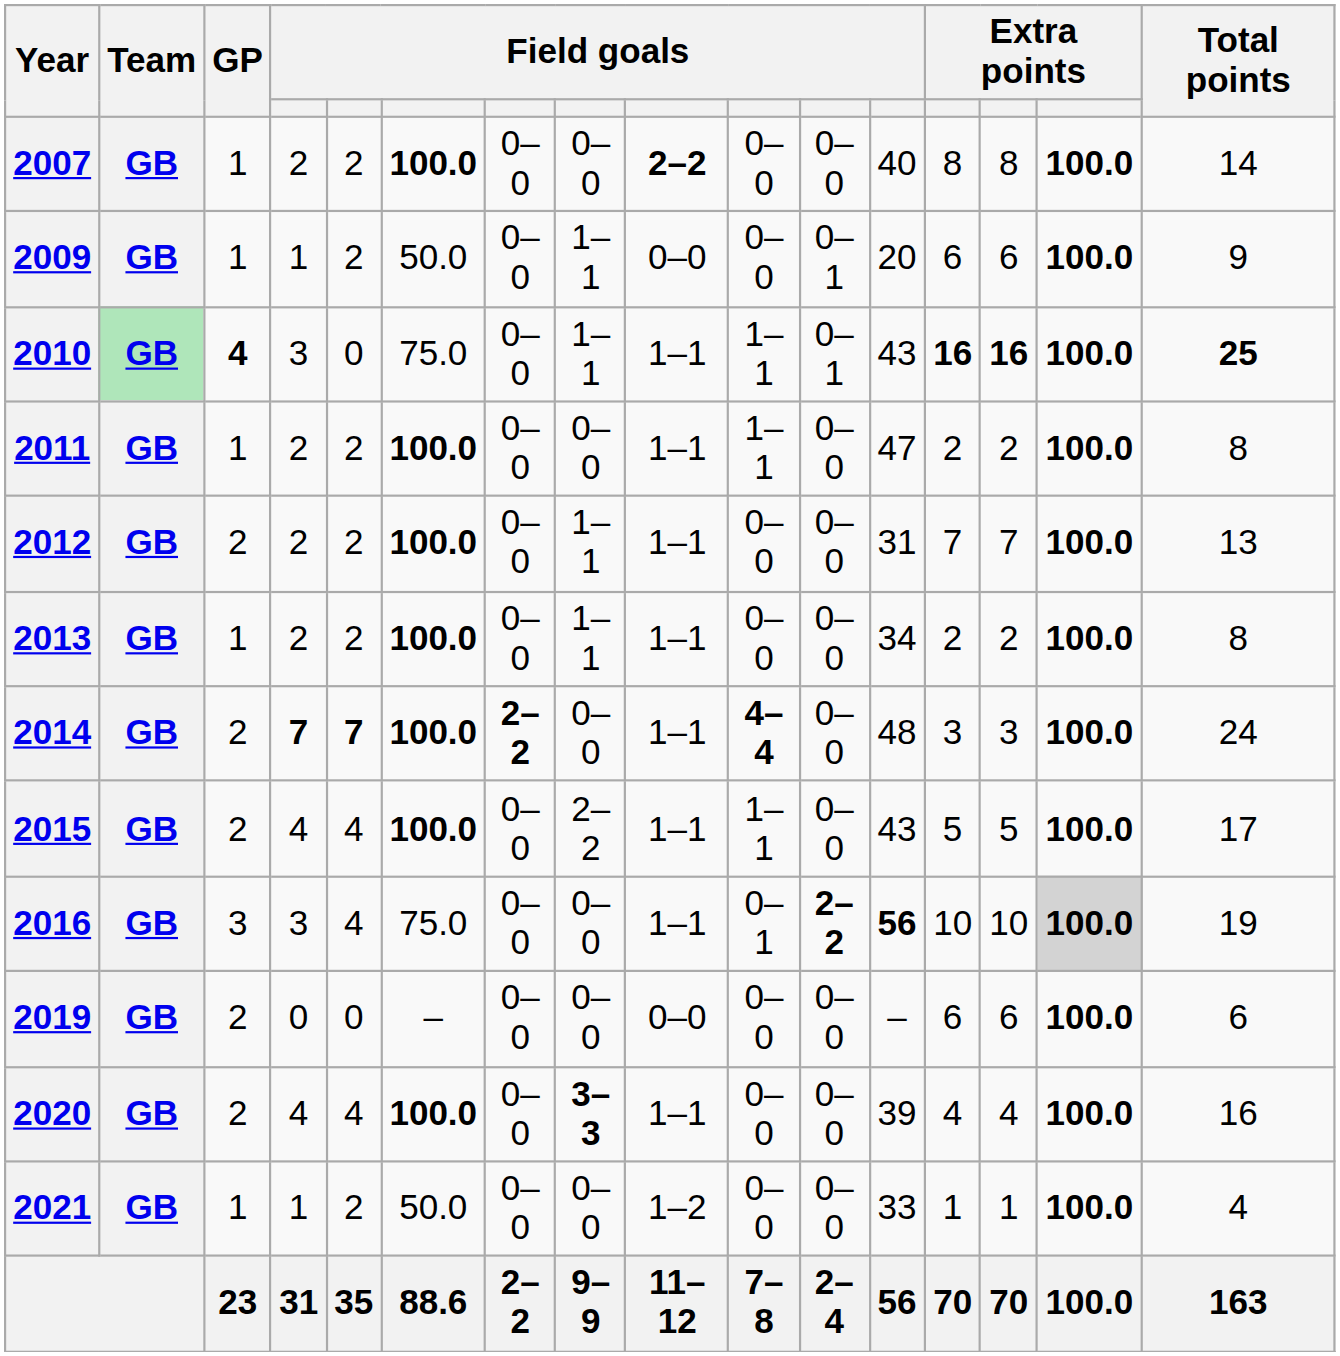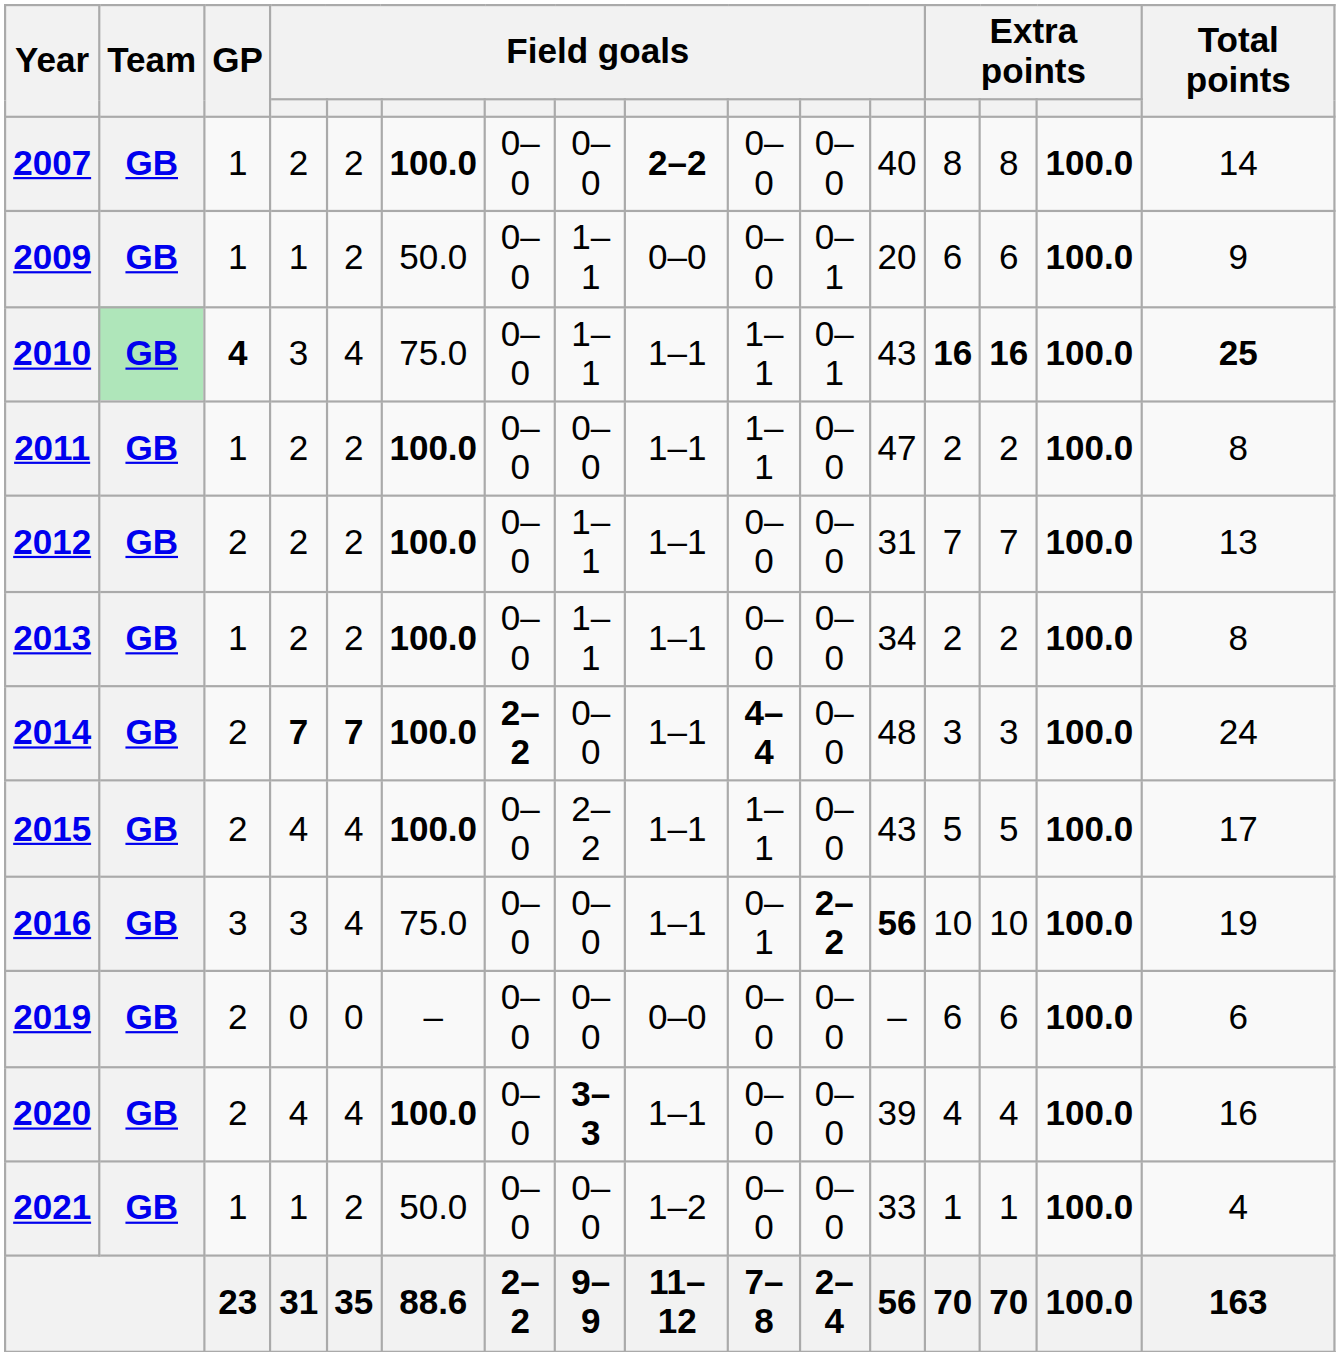(354, 353) 0 -> (354, 353) 4
(1089, 923) lightgrey background -> (1089, 923) no background
